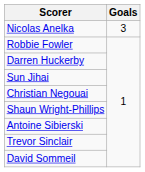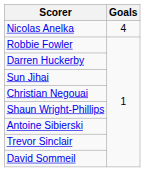(123, 28) 3 -> (123, 28) 4
